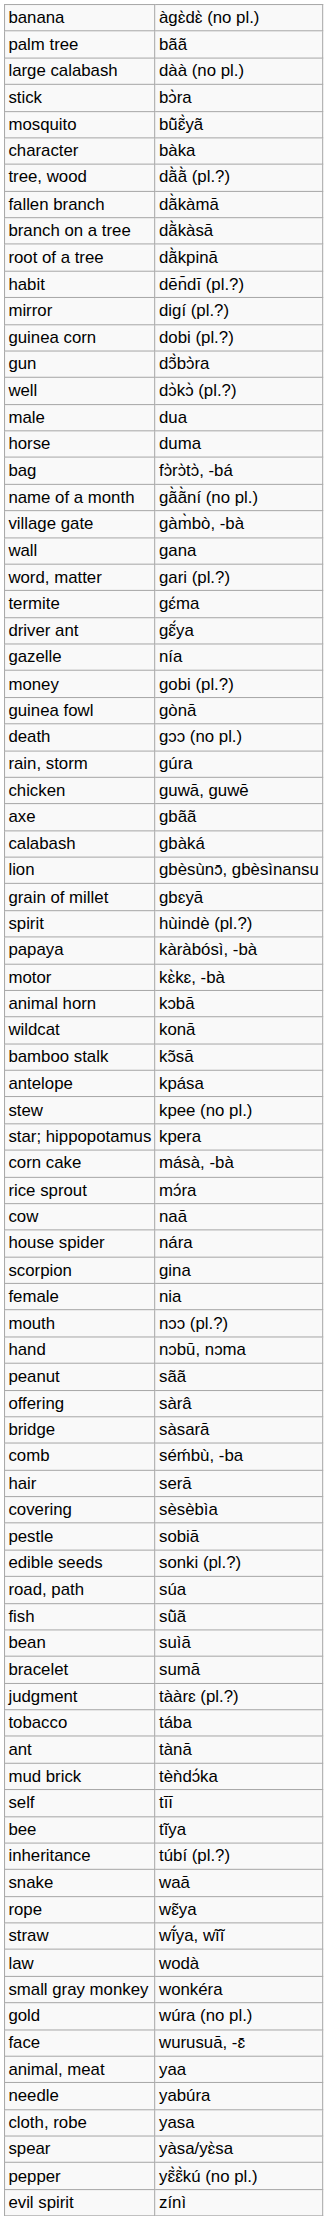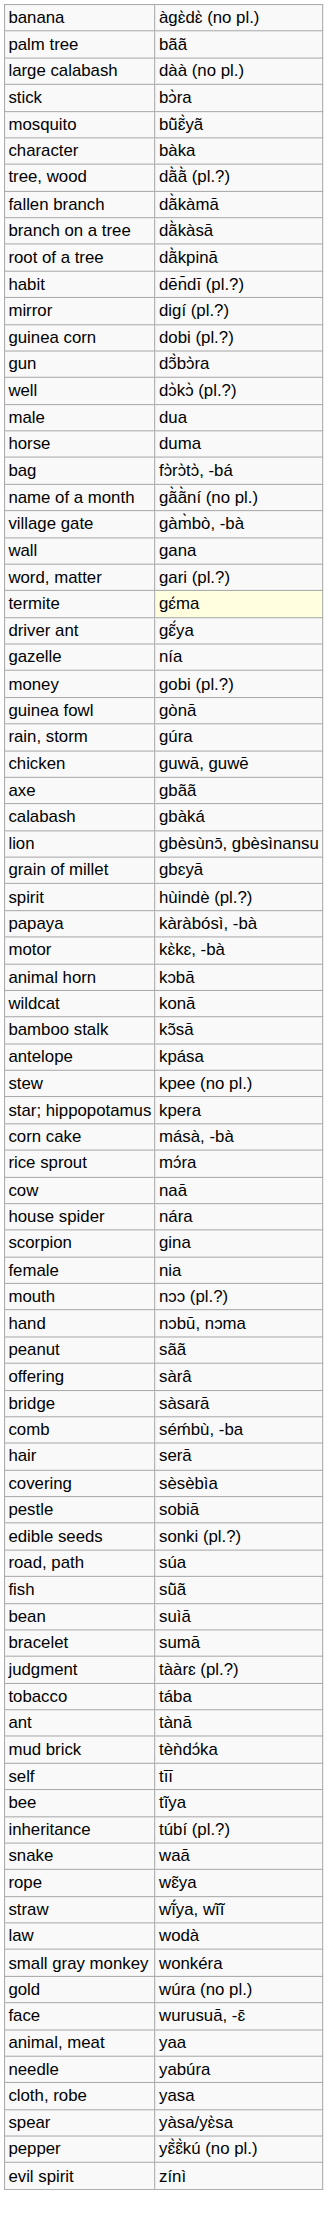(179, 603) no background -> (179, 603) lightyellow background
- row: (29, 737)
